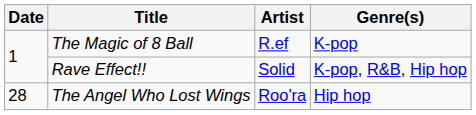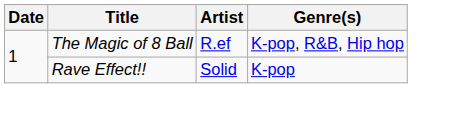(336, 43) K-pop -> (327, 43) K-pop, R&B, Hip hop
(390, 69) K-pop, R&B, Hip hop -> (273, 69) K-pop
- row: (151, 95)
